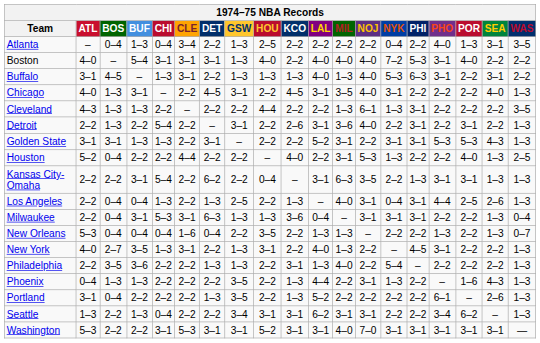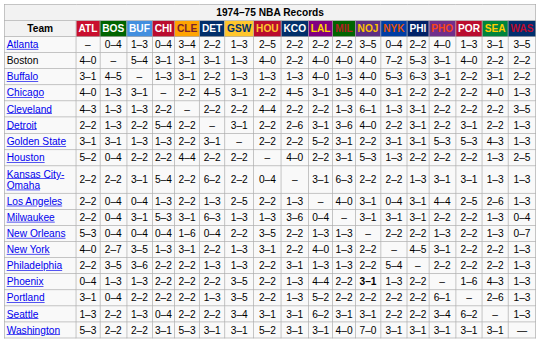(368, 45) 2–2 -> (368, 45) 3–5
(469, 158) 4–0 -> (469, 158) 2–2
(368, 179) 3–5 -> (368, 179) 2–2
(344, 266) 4–0 -> (344, 266) 1–3
(368, 282) normal -> (368, 282) bold
